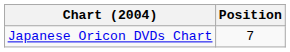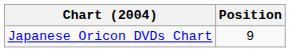(250, 37) 7 -> (250, 37) 9
